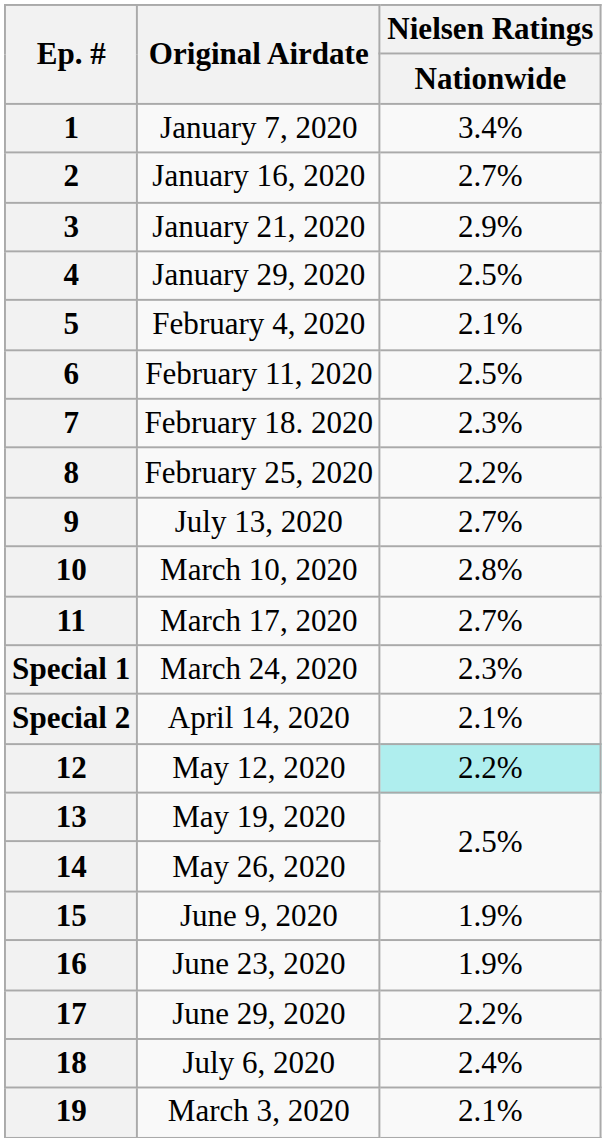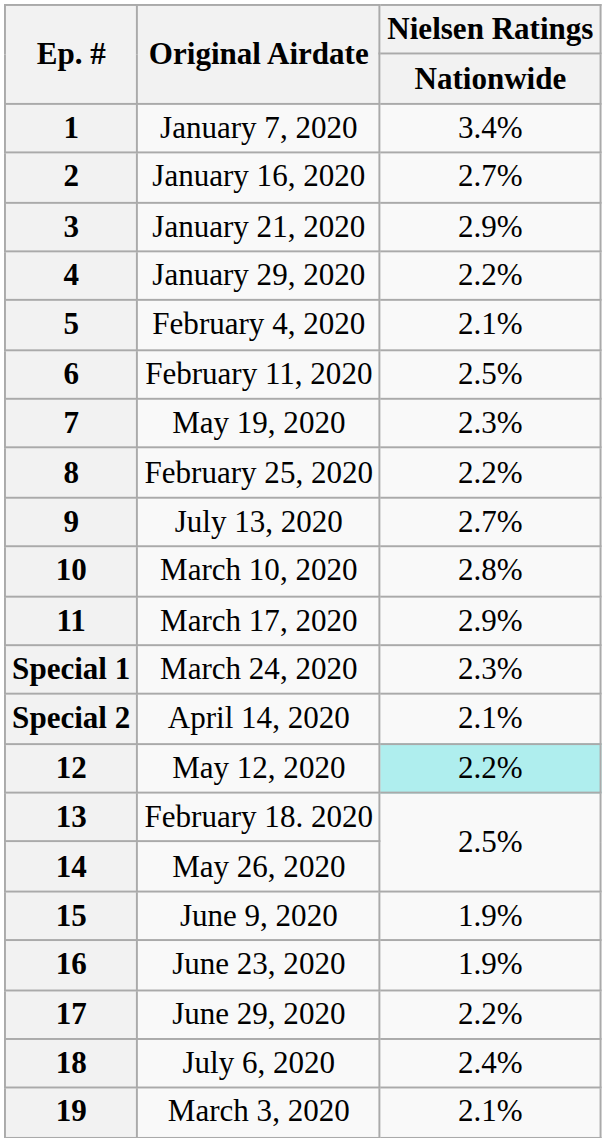(490, 275) 2.5% -> (490, 275) 2.2%
(259, 422) February 18. 2020 -> (259, 422) May 19, 2020
(490, 619) 2.7% -> (490, 619) 2.9%
(259, 816) May 19, 2020 -> (259, 816) February 18. 2020
